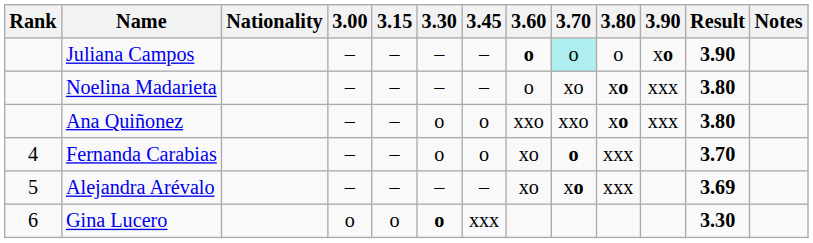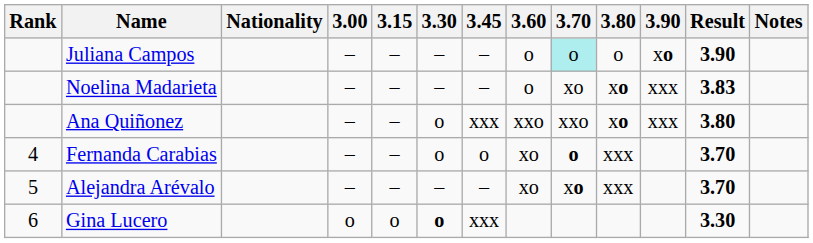(529, 54) bold -> (529, 54) normal
(718, 88) 3.80 -> (718, 88) 3.83
(484, 121) o -> (484, 121) xxx
(718, 188) 3.69 -> (718, 188) 3.70
